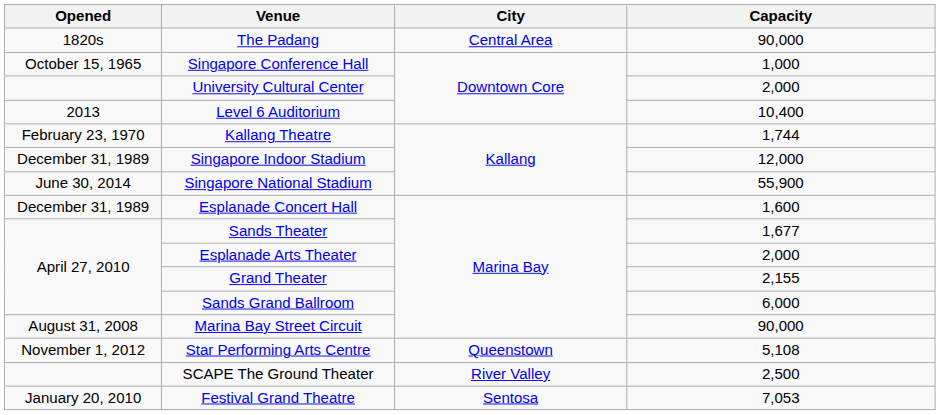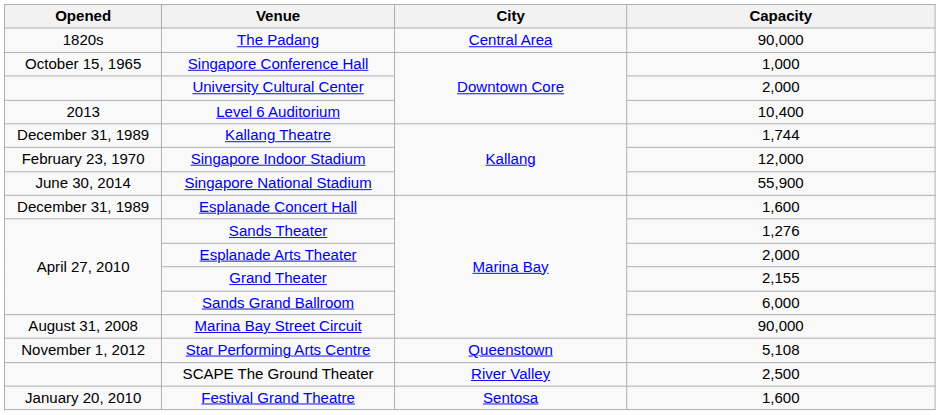(83, 135) February 23, 1970 -> (83, 135) December 31, 1989
(83, 159) December 31, 1989 -> (83, 159) February 23, 1970
(781, 231) 1,677 -> (781, 231) 1,276
(781, 398) 7,053 -> (781, 398) 1,600
